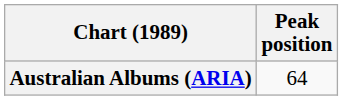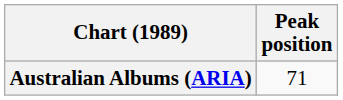(297, 77) 64 -> (297, 77) 71
